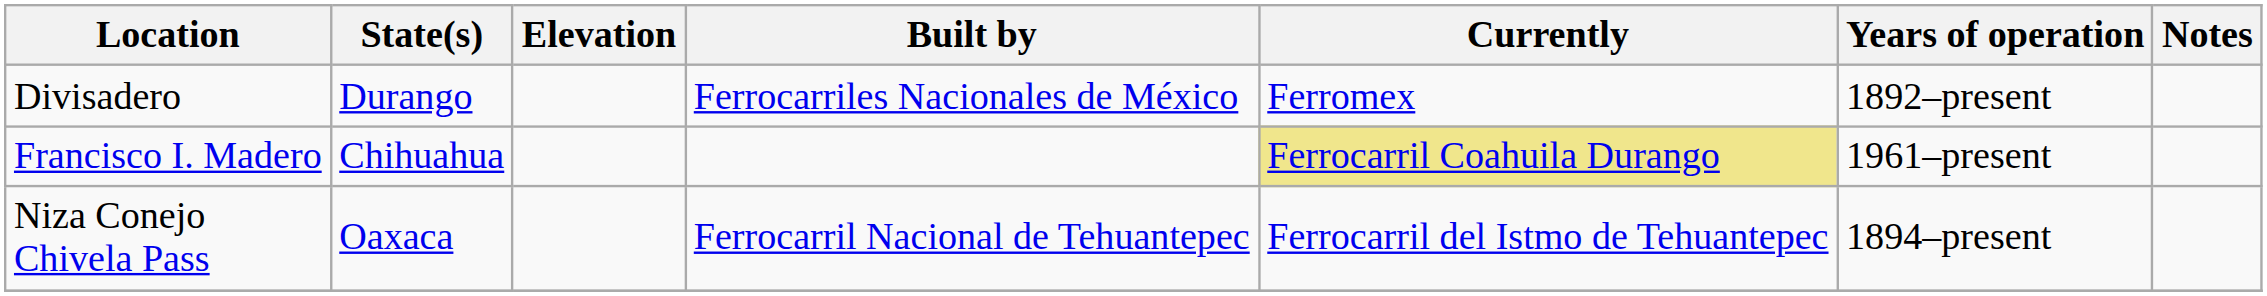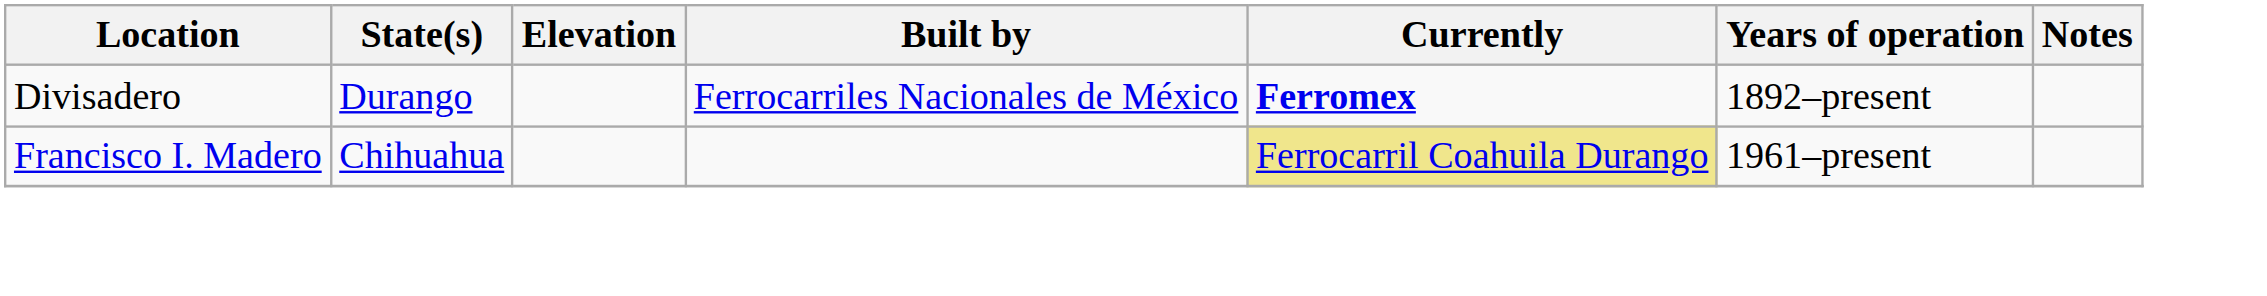(1341, 95) normal -> (1336, 95) bold
- row: (112, 237)
